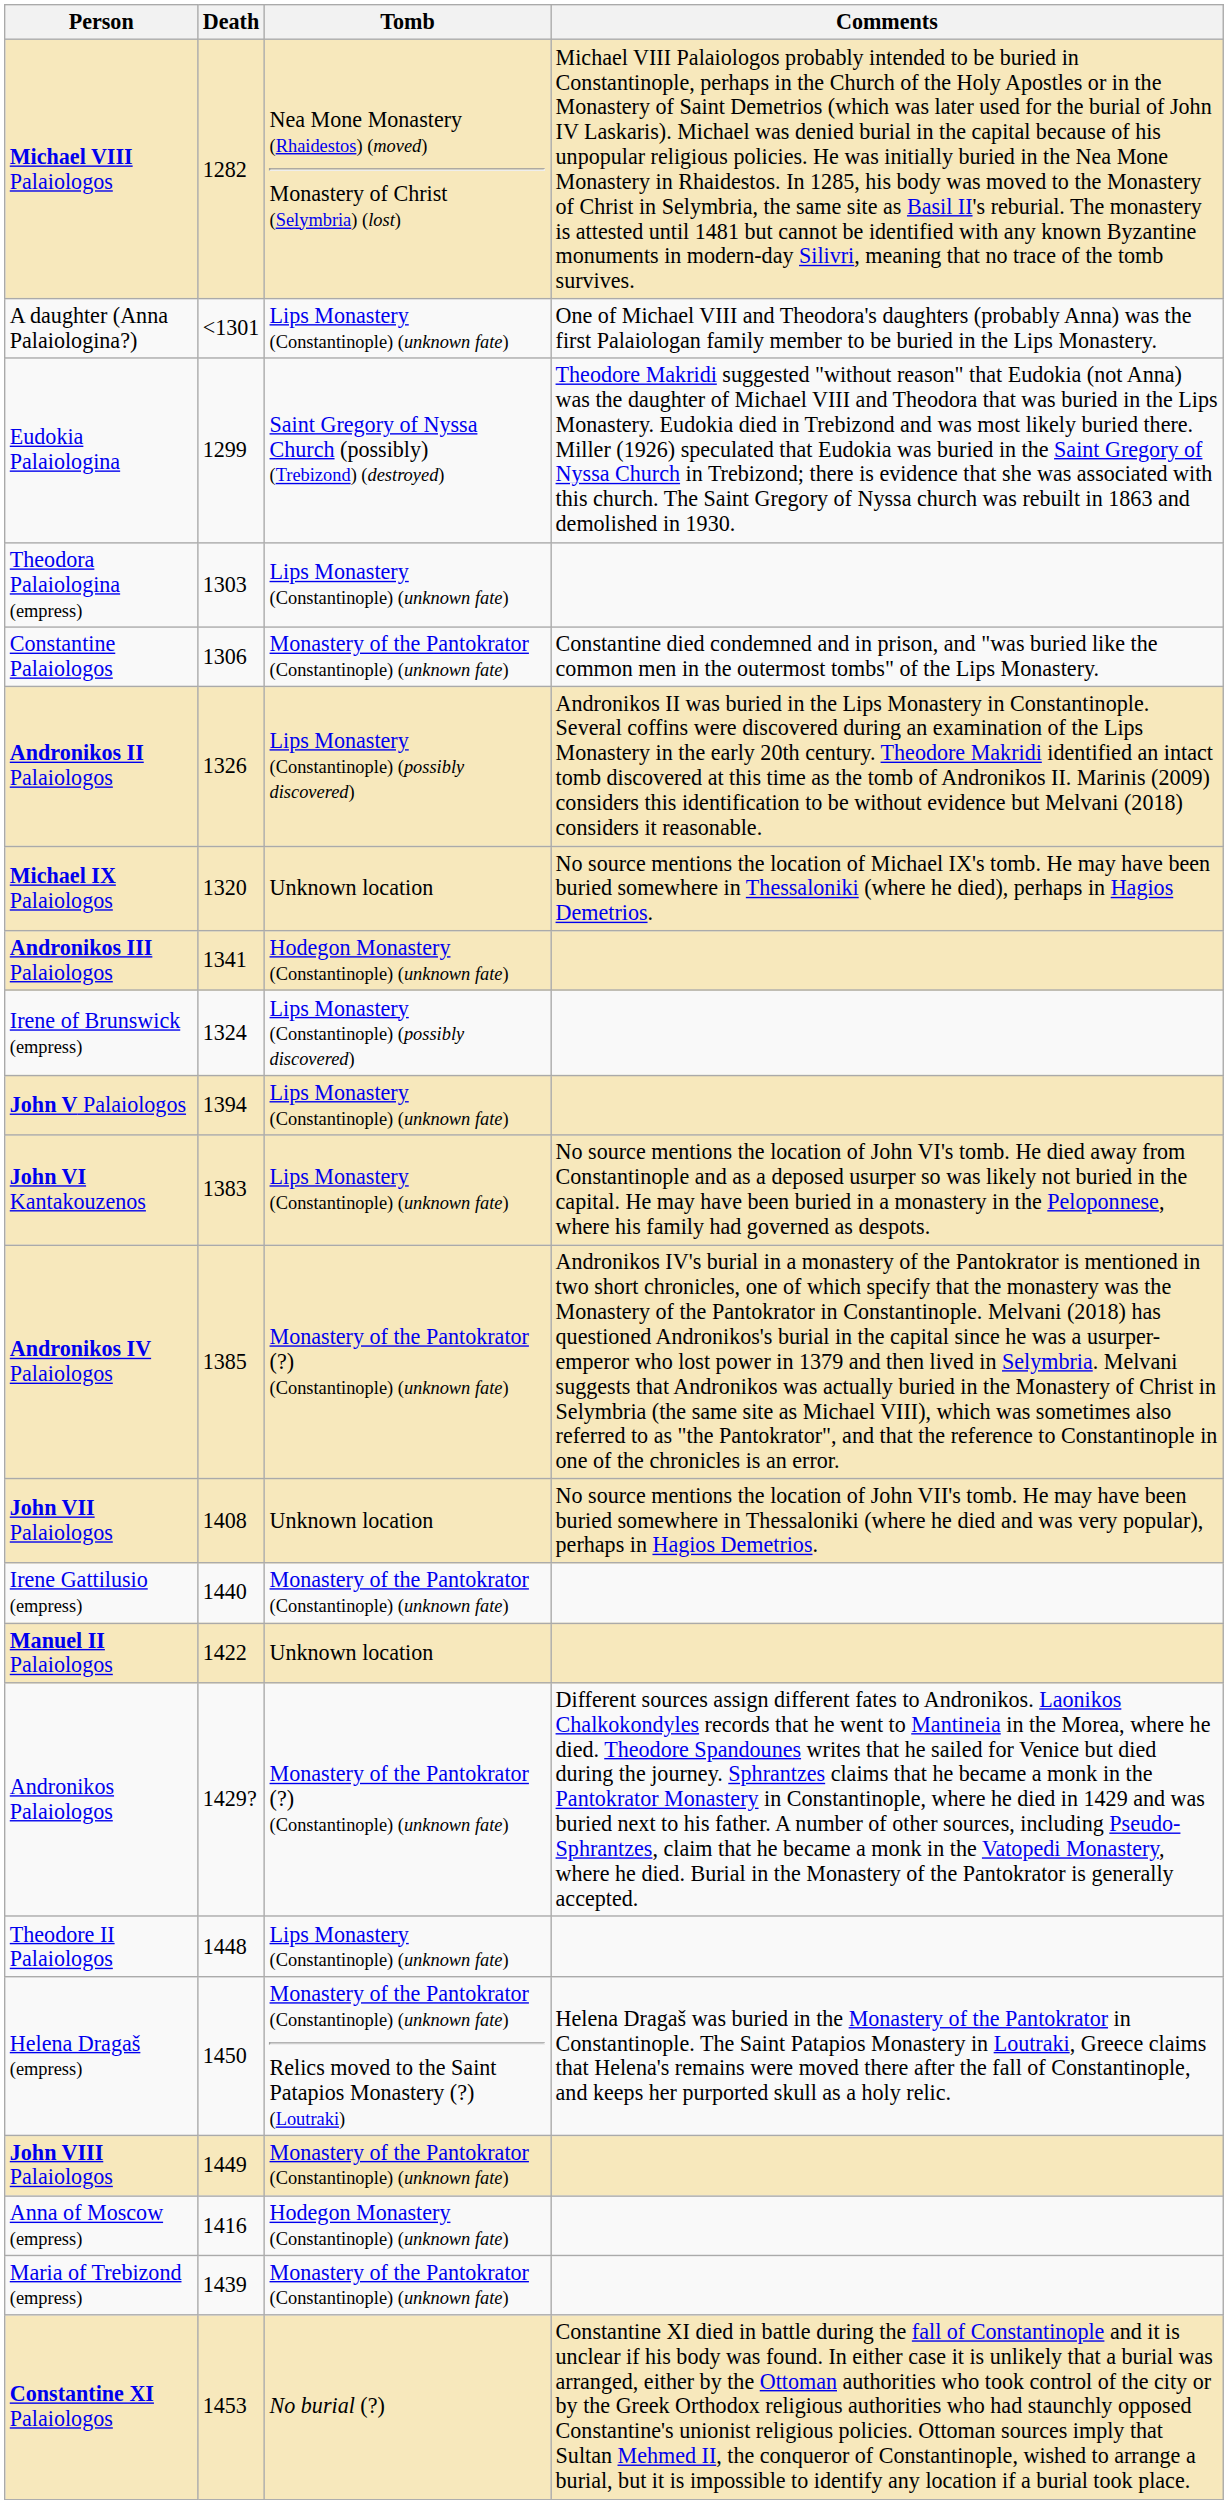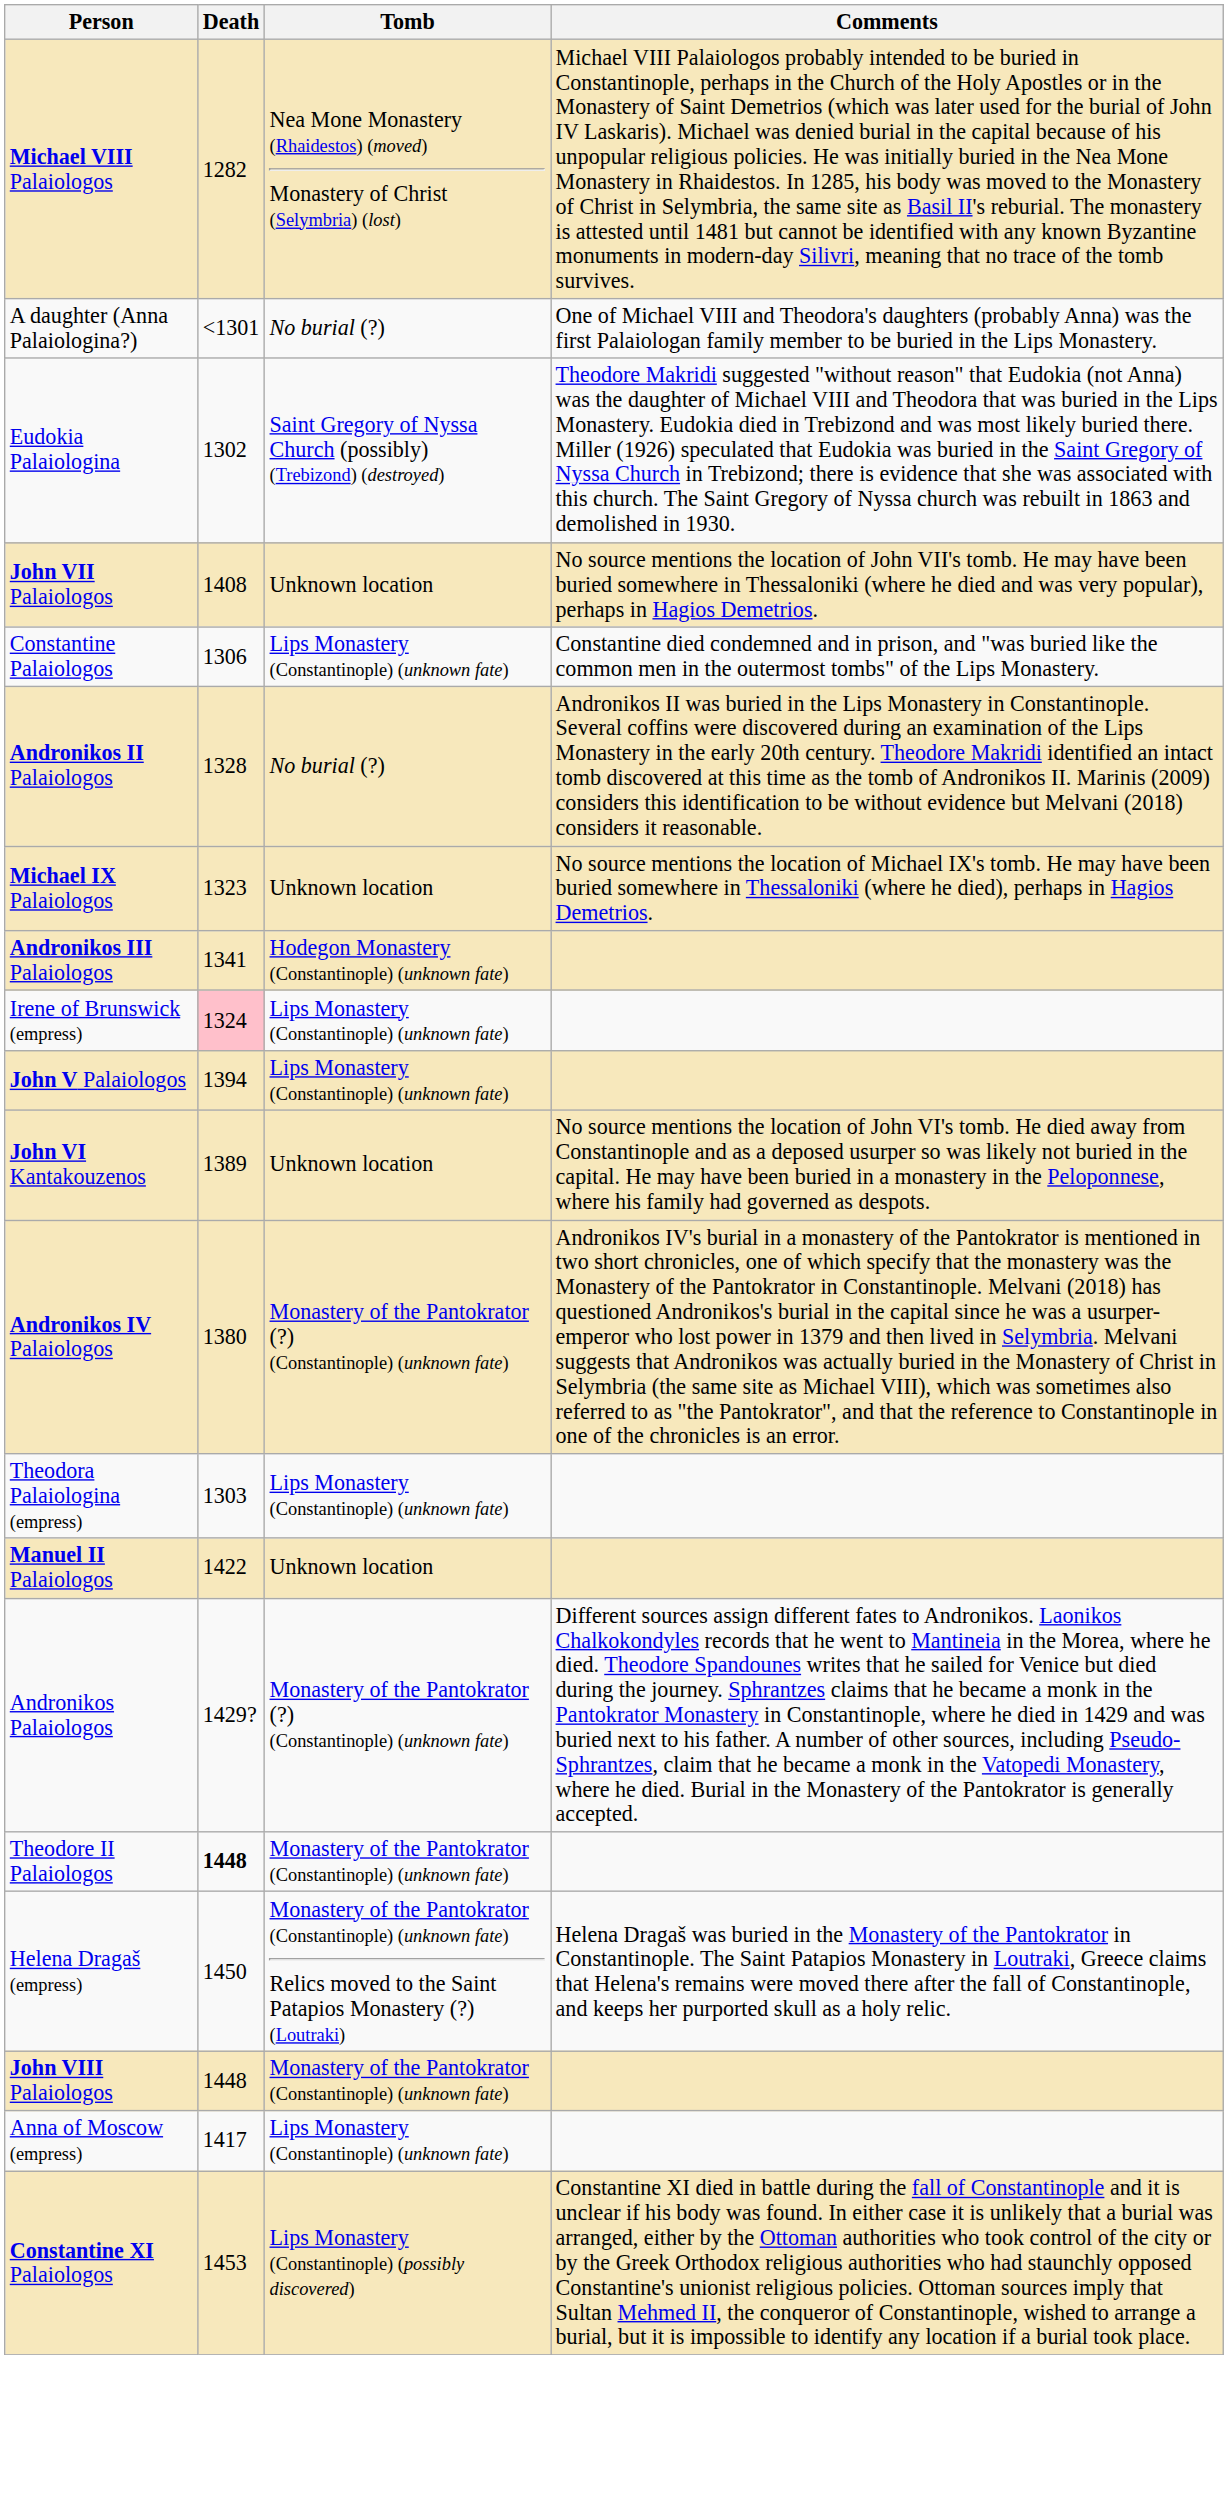(389, 328) Lips Monastery (Constantinople) (unknown fate) -> (327, 328) No burial (?)
(225, 449) 1299 -> (225, 449) 1302
rows swapped: (65, 584) <-> (61, 1520)
(399, 656) Monastery of the Pantokrator (Constantinople) (unknown fate) -> (389, 656) Lips Monastery (Constantinople) (unknown fate)
(225, 766) 1326 -> (225, 766) 1328
(367, 766) Lips Monastery (Constantinople) (possibly discovered) -> (327, 766) No burial (?)
(225, 888) 1320 -> (225, 888) 1323
(225, 1032) no background -> (225, 1020) pink background
(367, 1032) Lips Monastery (Constantinople) (possibly discovered) -> (389, 1020) Lips Monastery (Constantinople) (unknown fate)
(225, 1189) 1383 -> (225, 1164) 1389
(389, 1189) Lips Monastery (Constantinople) (unknown fate) -> (351, 1164) Unknown location
(225, 1361) 1385 -> (225, 1336) 1380
- row: (79, 1592)
(225, 1946) normal -> (225, 1861) bold
(389, 1946) Lips Monastery (Constantinople) (unknown fate) -> (399, 1861) Monastery of the Pantokrator (Constantinople) (unknown fate)
(225, 2165) 1449 -> (225, 2080) 1448
(225, 2225) 1416 -> (225, 2140) 1417
(389, 2225) Hodegon Monastery (Constantinople) (unknown fate) -> (389, 2140) Lips Monastery (Constantinople) (unknown fate)
- row: (96, 2285)
(327, 2406) No burial (?) -> (367, 2262) Lips Monastery (Constantinople) (possibly discovered)
